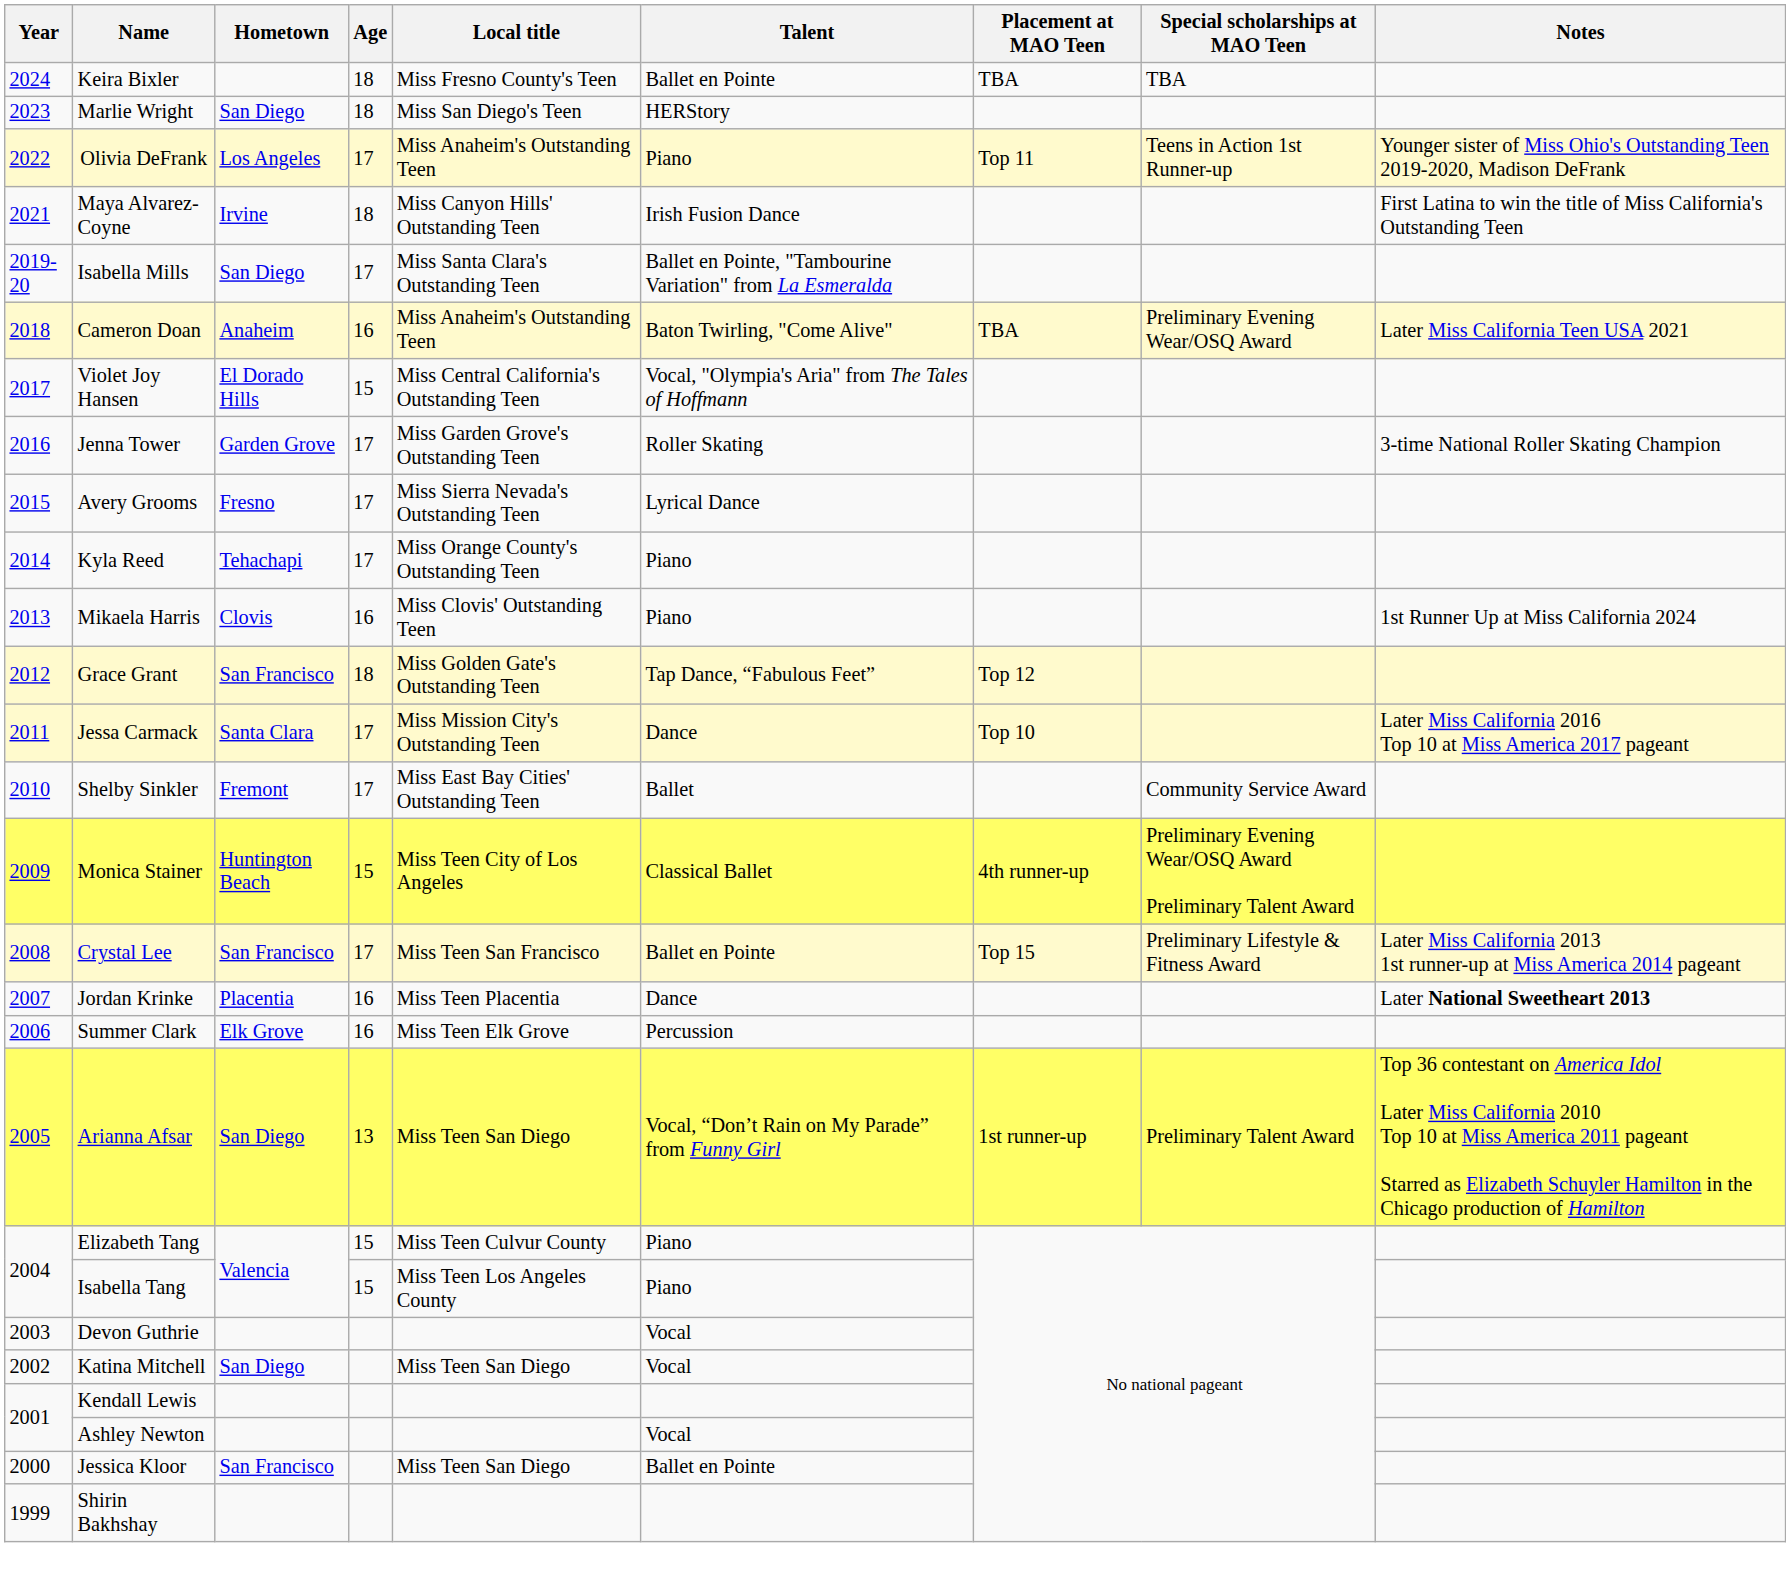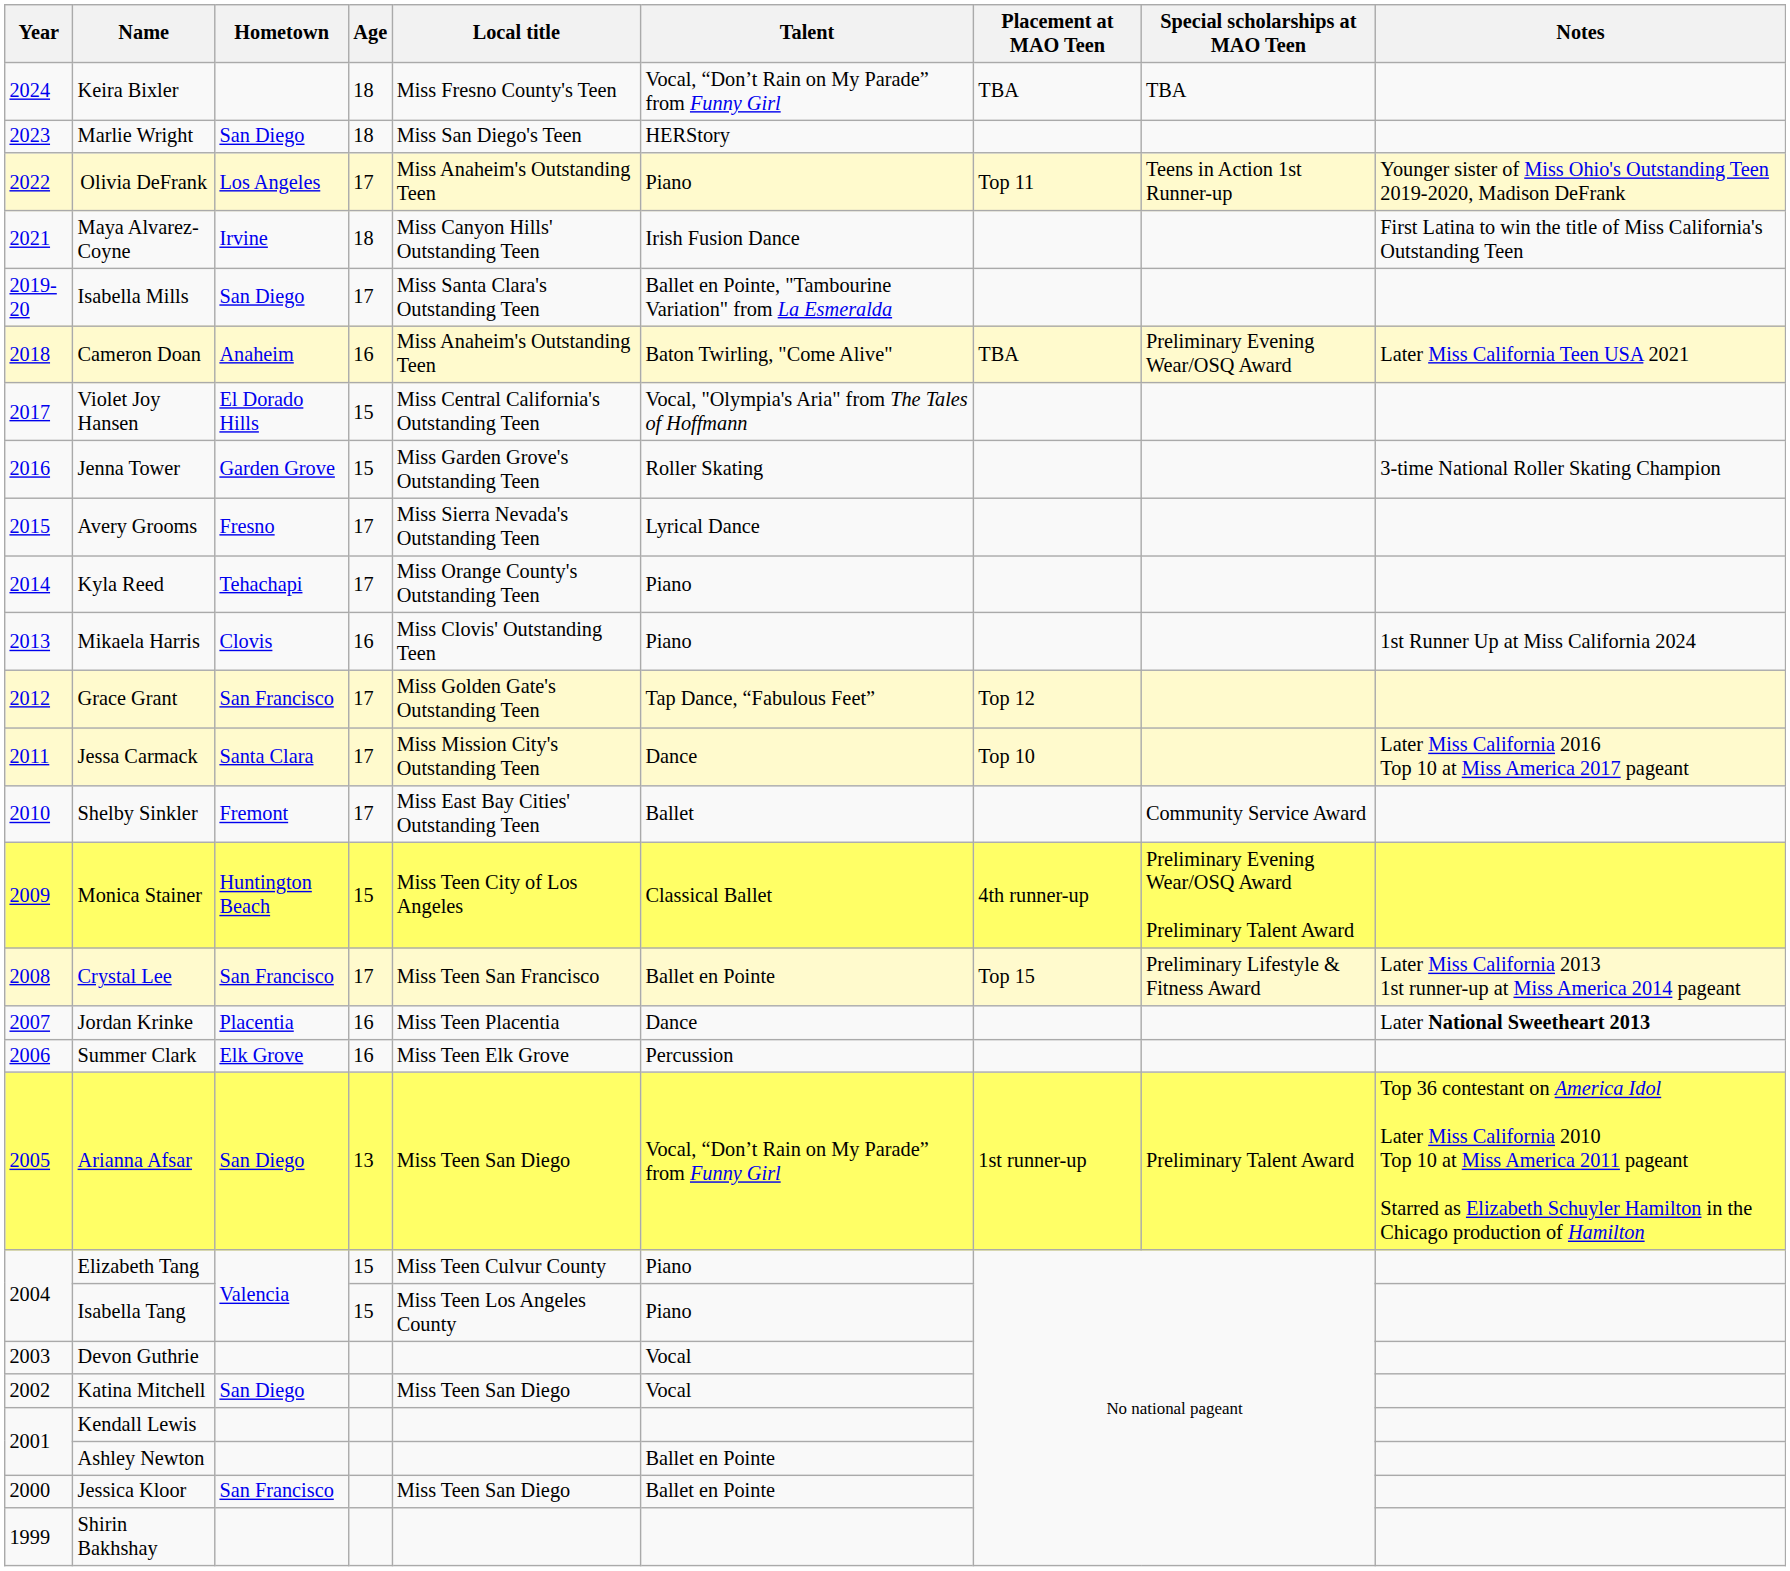(710, 79) Ballet en Pointe -> (787, 91) Vocal, “Don’t Rain on My Parade” from Funny Girl
(363, 445) 17 -> (363, 469) 15
(363, 675) 18 -> (363, 699) 17
(668, 1434) Vocal -> (710, 1458) Ballet en Pointe
